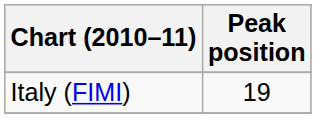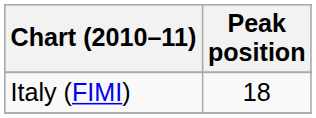(257, 92) 19 -> (257, 92) 18
